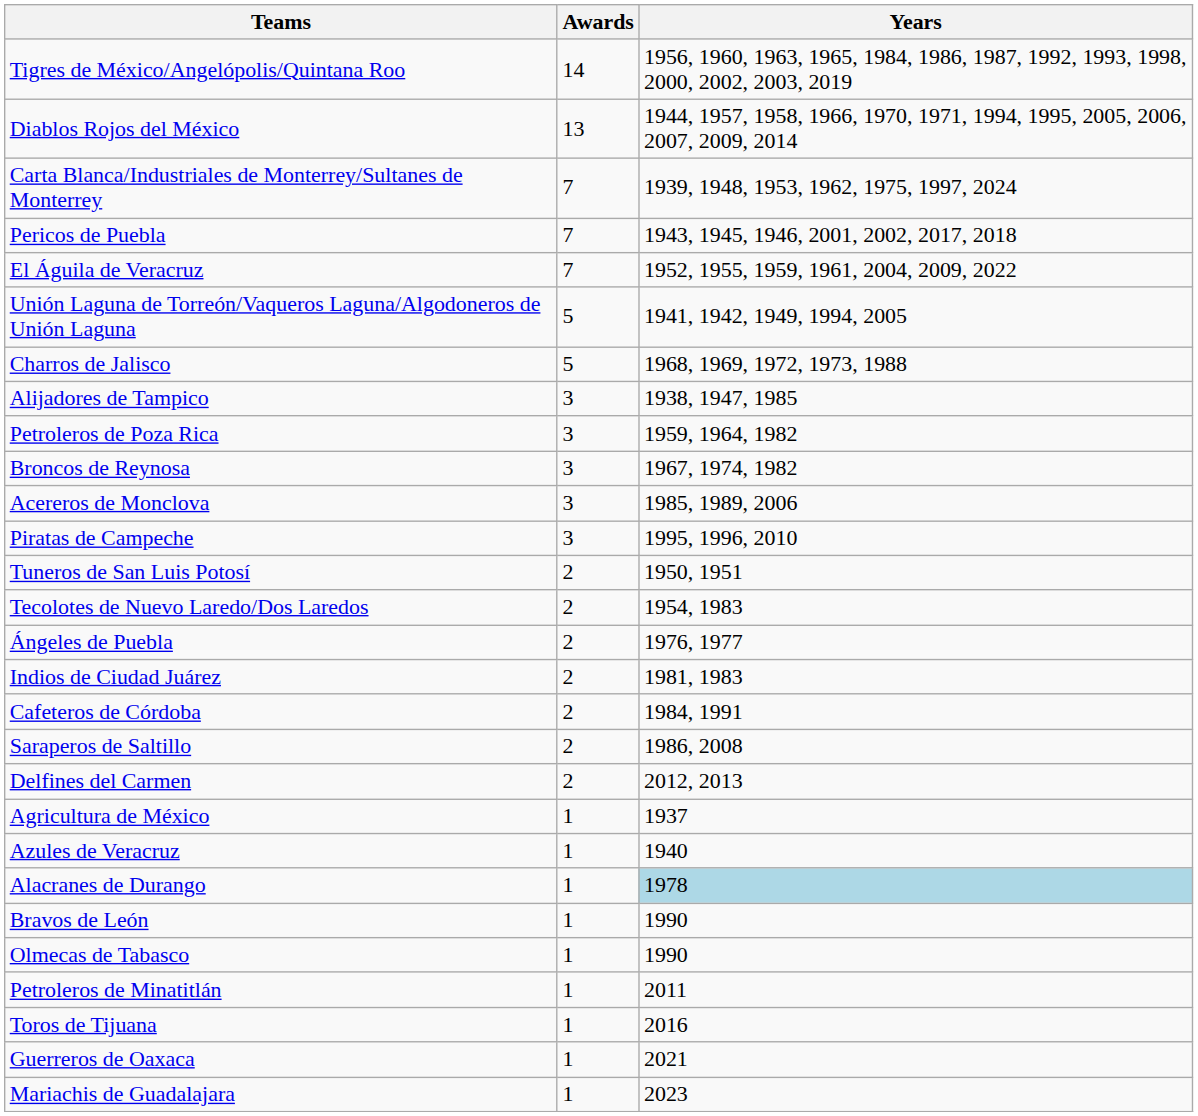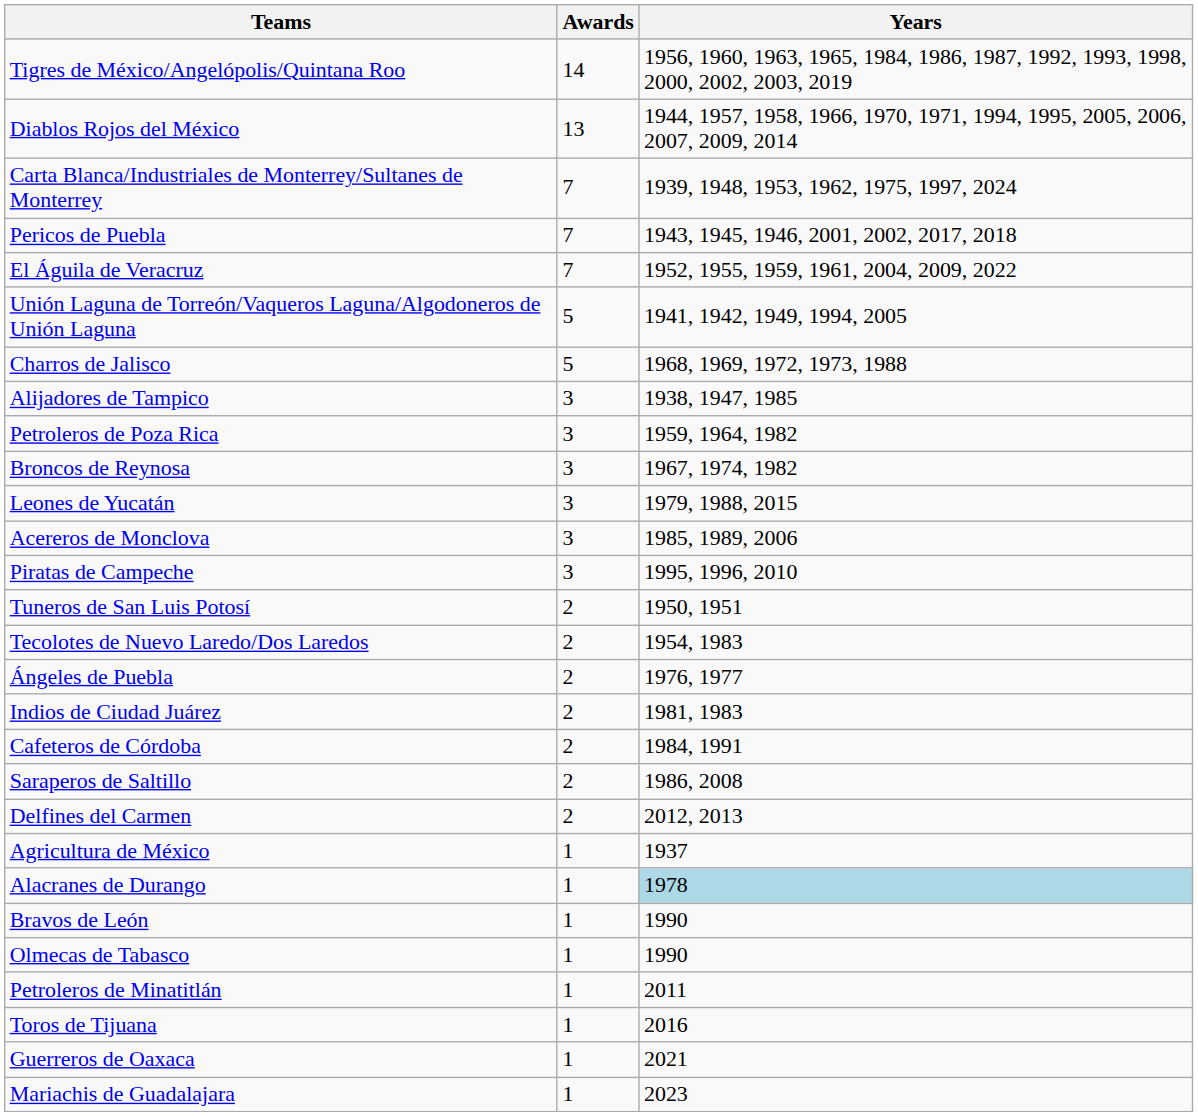+ row: (92, 502)
- row: (95, 850)
